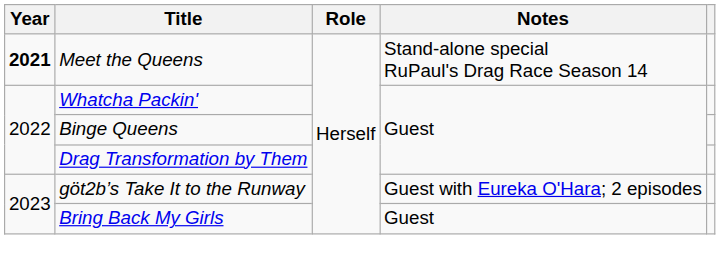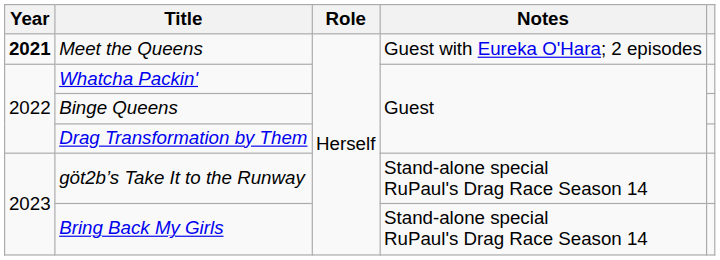(516, 59) Stand-alone special RuPaul's Drag Race Season 14 -> (543, 49) Guest with Eureka O'Hara; 2 episodes
(543, 188) Guest with Eureka O'Hara; 2 episodes -> (516, 178) Stand-alone special RuPaul's Drag Race Season 14
(409, 218) Guest -> (516, 229) Stand-alone special RuPaul's Drag Race Season 14
